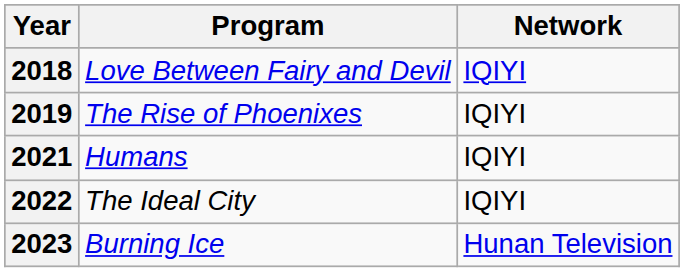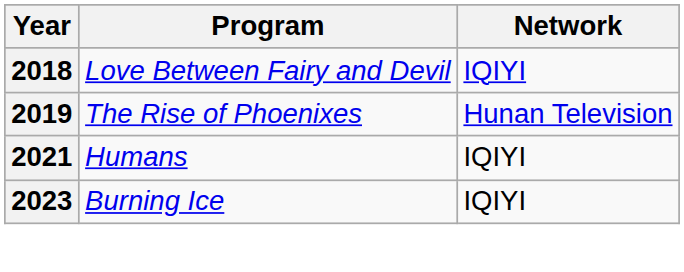(495, 113) IQIYI -> (568, 113) Hunan Television
- row: (42, 200)
(568, 244) Hunan Television -> (495, 200) IQIYI
